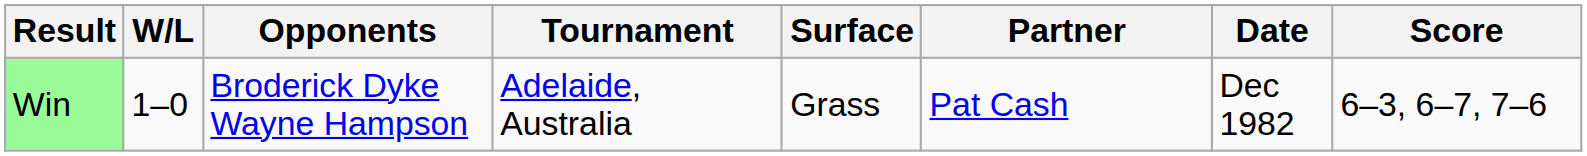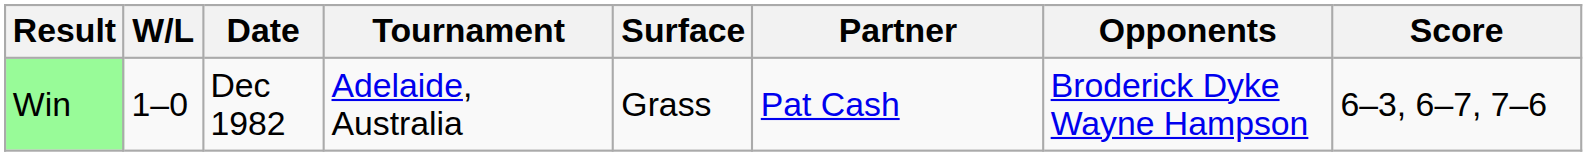columns swapped: (1272, 31) <-> (348, 31)
